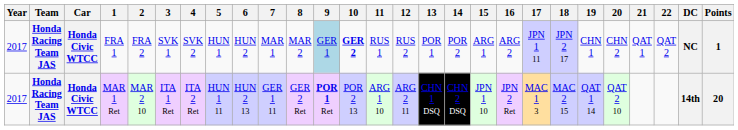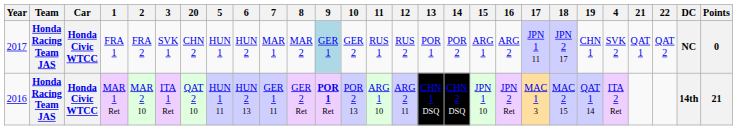columns swapped: (193, 12) <-> (617, 12)
(353, 46) bold -> (353, 46) normal
(718, 46) 1 -> (716, 46) 0
(17, 98) 2017 -> (17, 98) 2016
(718, 98) 20 -> (716, 98) 21
